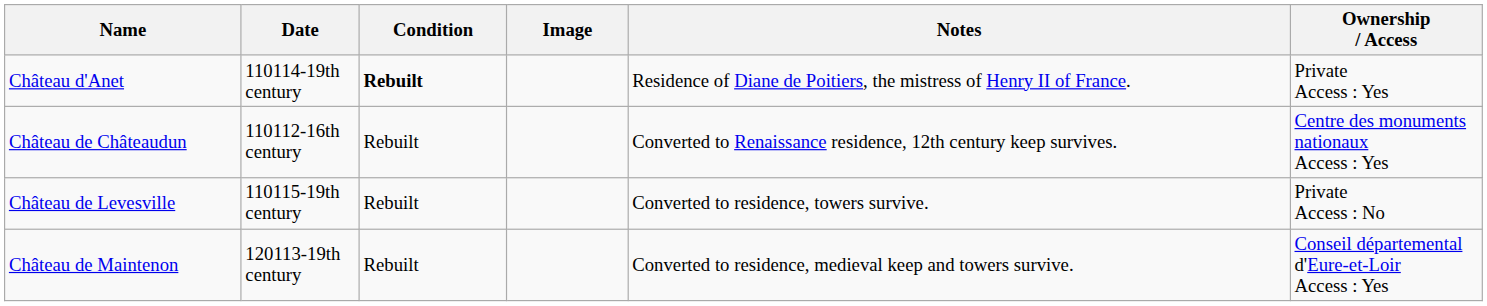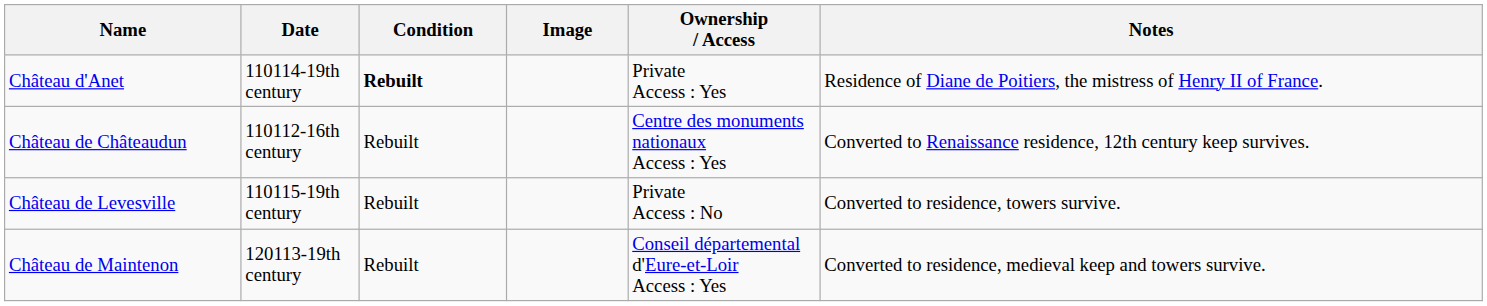columns swapped: (1386, 29) <-> (959, 29)
